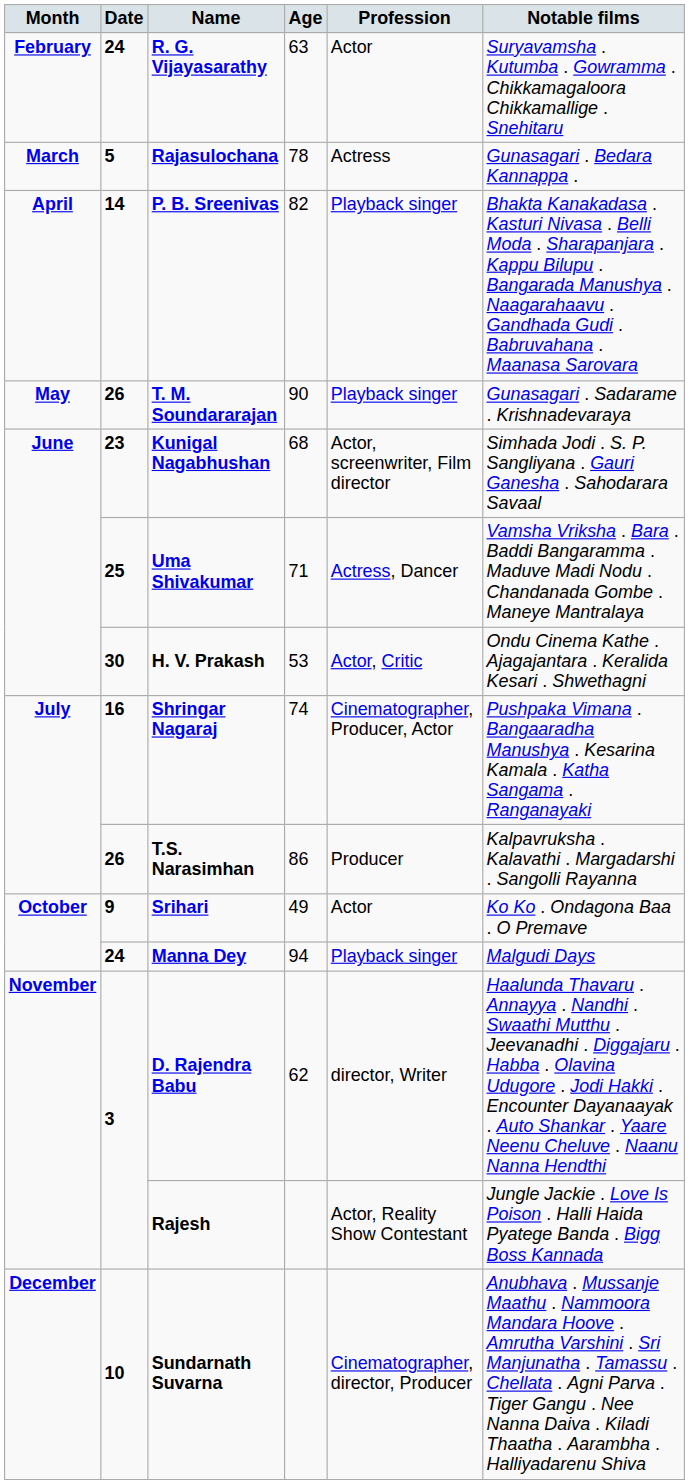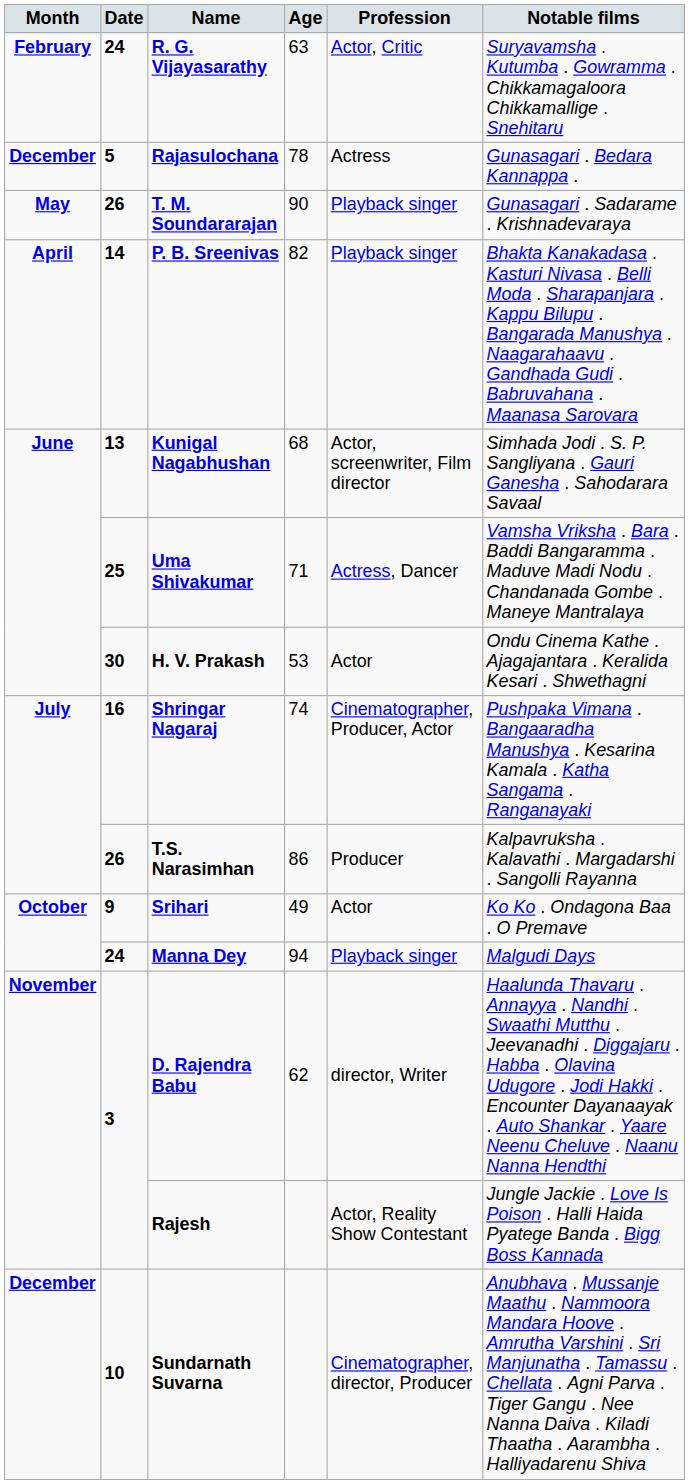(352, 47) Actor -> (377, 47) Actor, Critic
(53, 156) March -> (53, 156) December
rows swapped: (215, 204) <-> (214, 404)
(115, 443) 23 -> (115, 443) 13
(377, 661) Actor, Critic -> (352, 661) Actor
